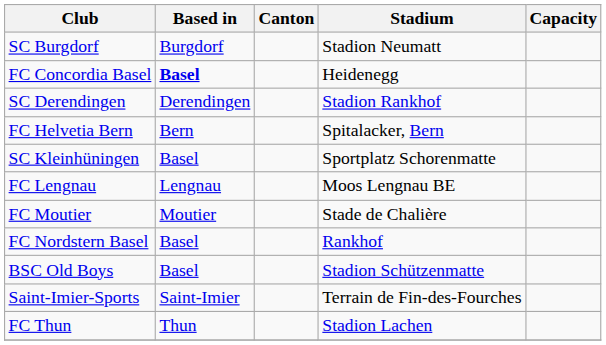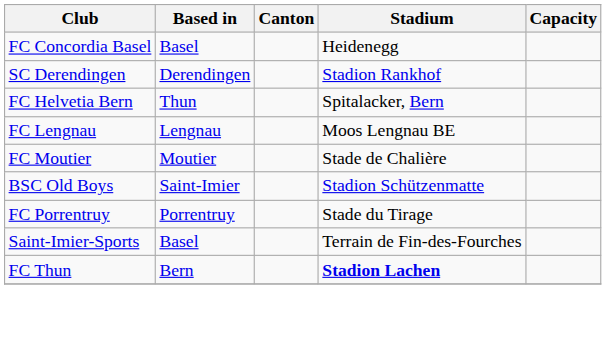- row: (54, 46)
(180, 74) bold -> (179, 46) normal
(177, 130) Bern -> (178, 102) Thun
- row: (74, 158)
- row: (79, 241)
(179, 269) Basel -> (200, 185) Saint-Imier
+ row: (59, 213)
(200, 297) Saint-Imier -> (179, 241) Basel
(178, 325) Thun -> (177, 269) Bern
(377, 325) normal -> (381, 269) bold
